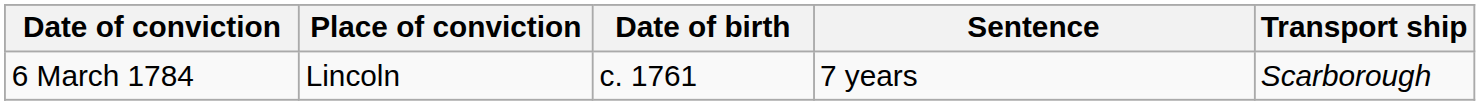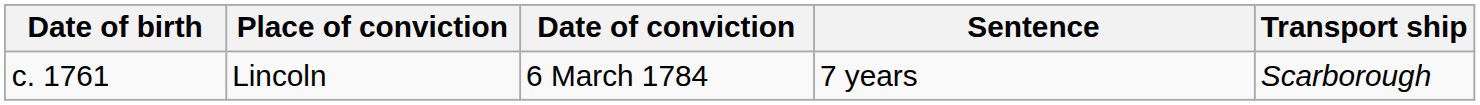columns swapped: (703, 28) <-> (152, 28)
